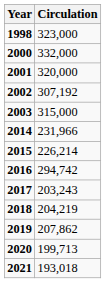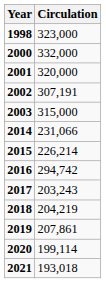(58, 92) 307,192 -> (58, 92) 307,191
(58, 131) 231,966 -> (58, 131) 231,066
(58, 229) 207,862 -> (58, 229) 207,861
(58, 248) 199,713 -> (57, 248) 199,114
